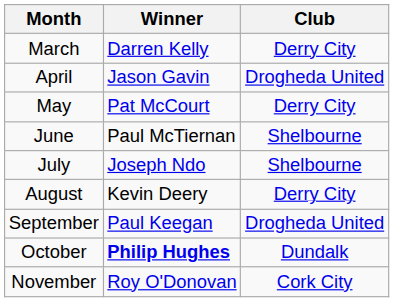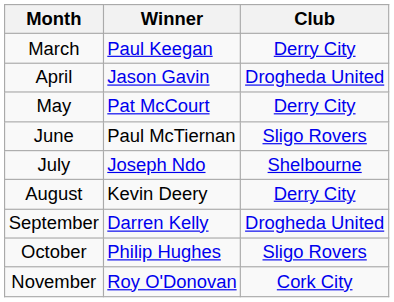(158, 48) Darren Kelly -> (160, 48) Paul Keegan
(315, 135) Shelbourne -> (315, 135) Sligo Rovers
(160, 223) Paul Keegan -> (158, 223) Darren Kelly
(169, 252) bold -> (164, 252) normal
(315, 252) Dundalk -> (315, 252) Sligo Rovers
